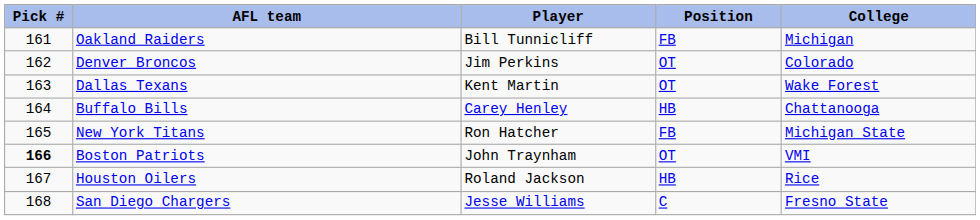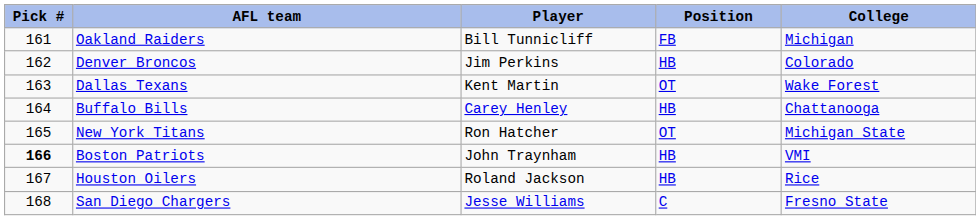(667, 63) OT -> (667, 63) HB
(667, 133) FB -> (667, 133) OT
(667, 156) OT -> (667, 156) HB
